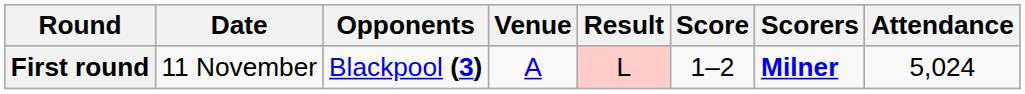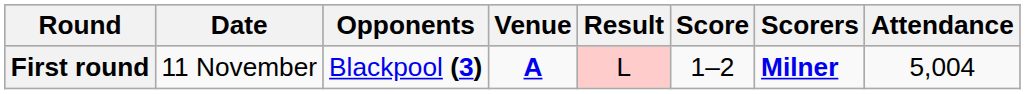(533, 66) normal -> (533, 66) bold
(942, 66) 5,024 -> (942, 66) 5,004
